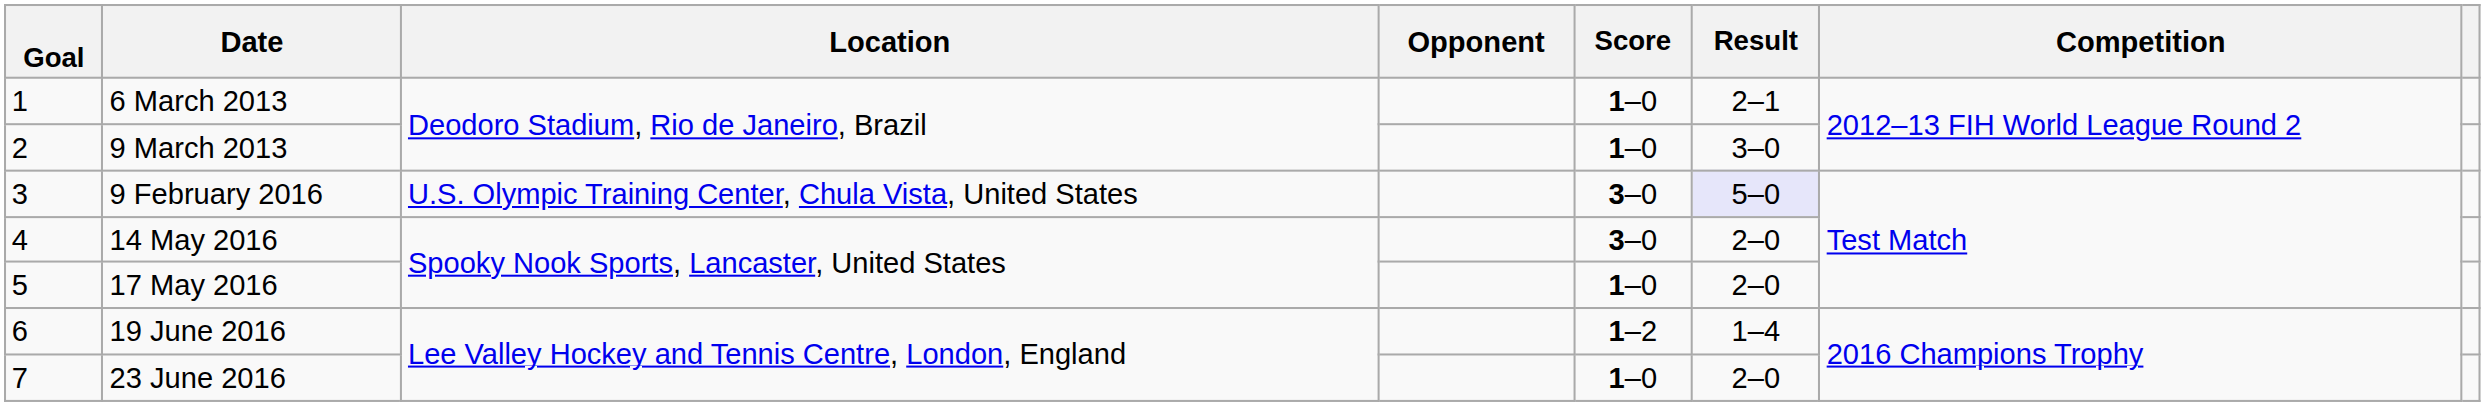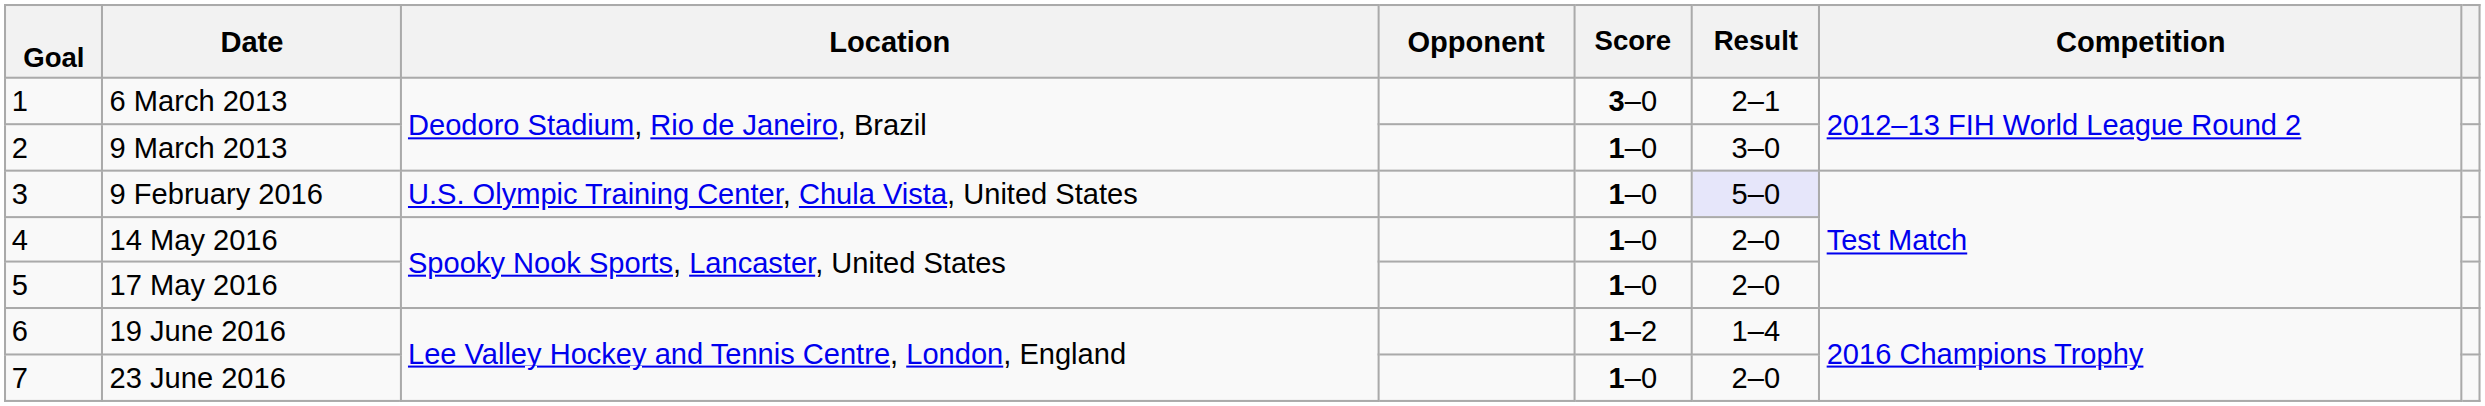(1633, 102) 1–0 -> (1633, 102) 3–0
(1633, 194) 3–0 -> (1633, 194) 1–0
(1633, 240) 3–0 -> (1633, 240) 1–0
